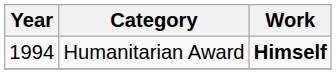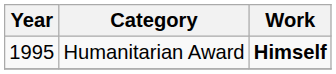(32, 52) 1994 -> (32, 52) 1995
